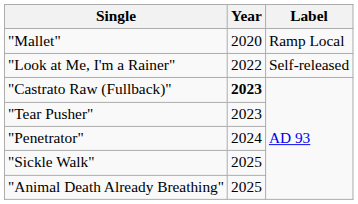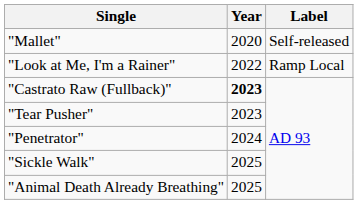(307, 41) Ramp Local -> (309, 41) Self-released
(309, 65) Self-released -> (307, 65) Ramp Local
